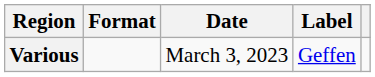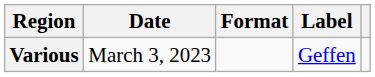columns swapped: (227, 21) <-> (122, 21)
